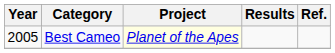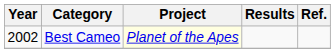(23, 37) 2005 -> (23, 37) 2002
